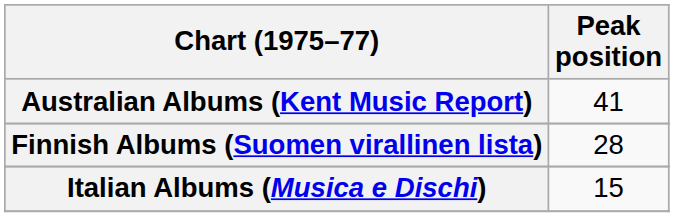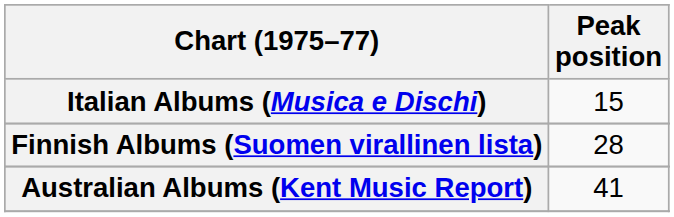rows swapped: (277, 100) <-> (277, 188)
